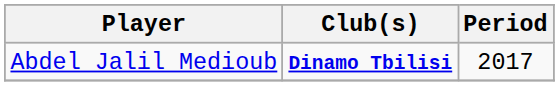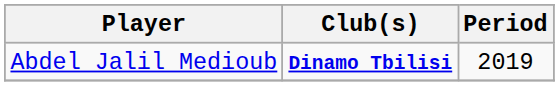(505, 62) 2017 -> (505, 62) 2019
